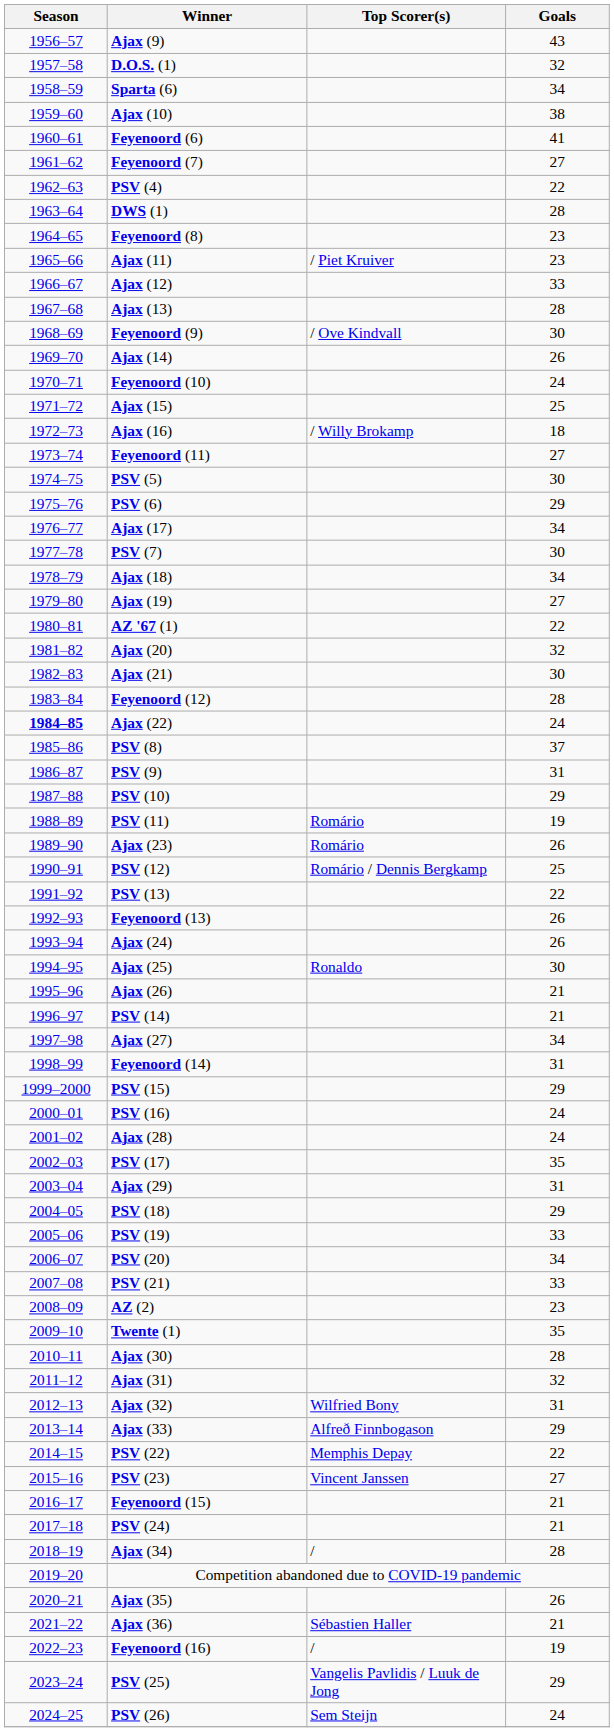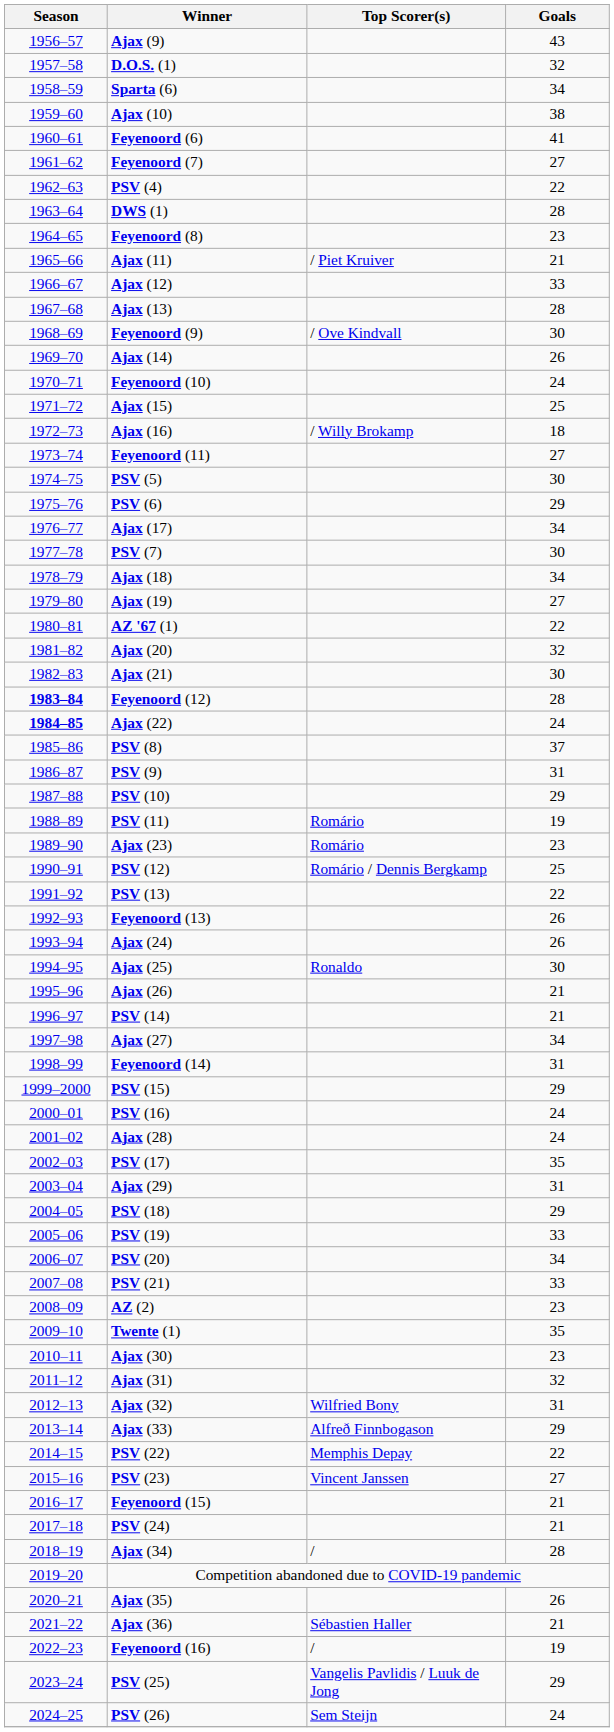(557, 260) 23 -> (557, 260) 21
(56, 698) normal -> (56, 698) bold
(557, 844) 26 -> (557, 844) 23
(557, 1356) 28 -> (557, 1356) 23
